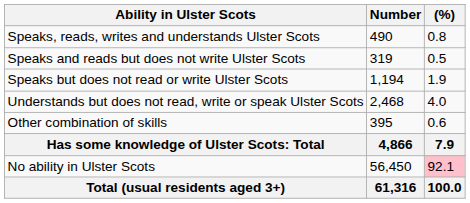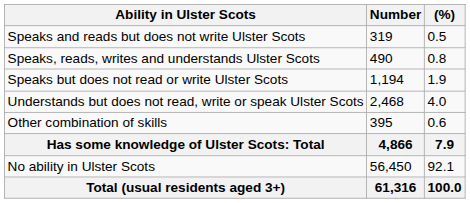rows swapped: (164, 36) <-> (156, 58)
(441, 166) pink background -> (441, 166) no background
